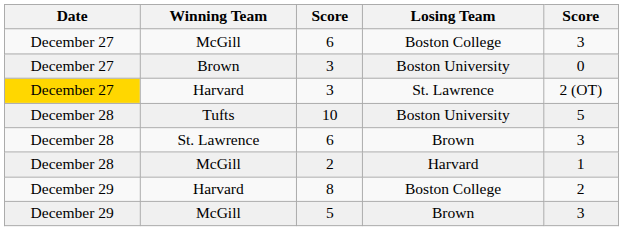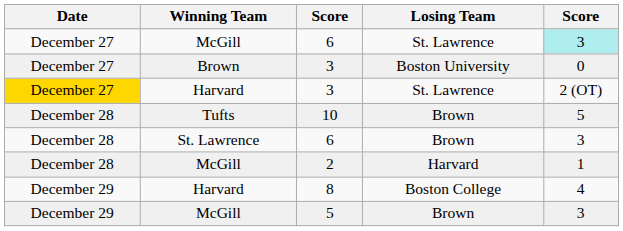(453, 41) Boston College -> (453, 41) St. Lawrence
(581, 41) no background -> (581, 41) paleturquoise background
(453, 115) Boston University -> (453, 115) Brown
(581, 189) 2 -> (581, 189) 4
